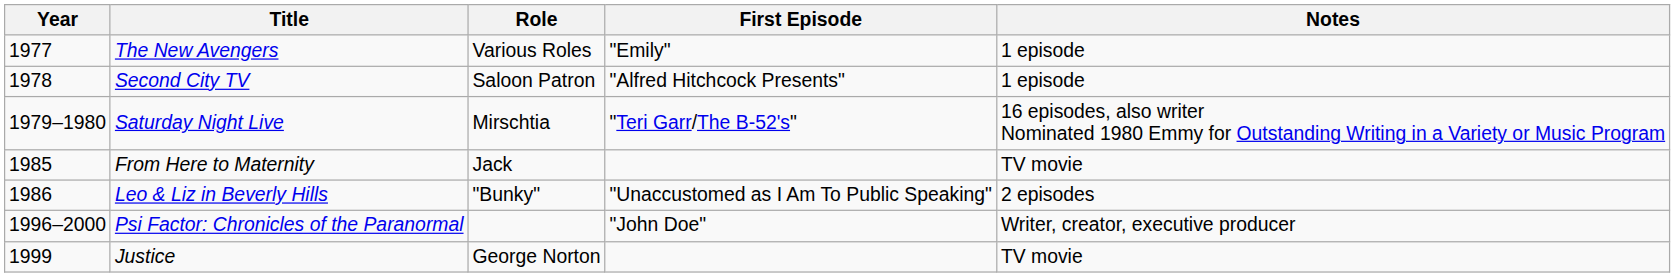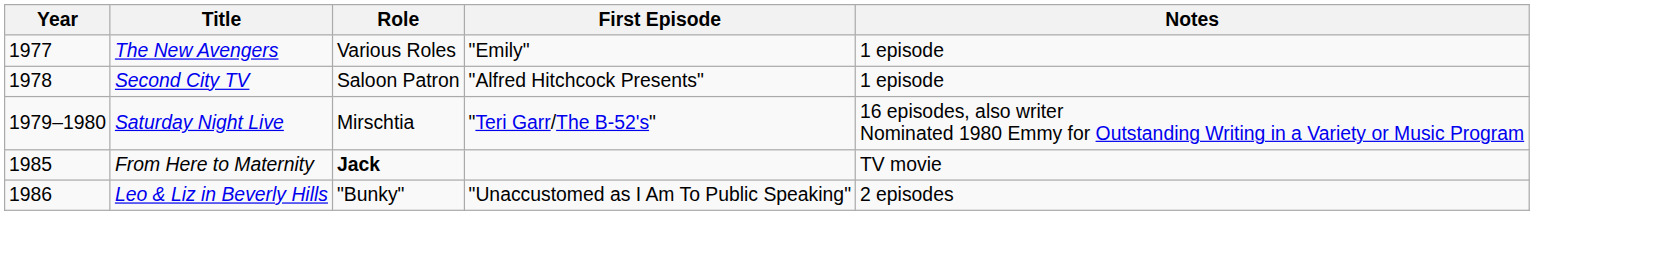(492, 164) normal -> (358, 164) bold
- row: (289, 225)
- row: (145, 256)
